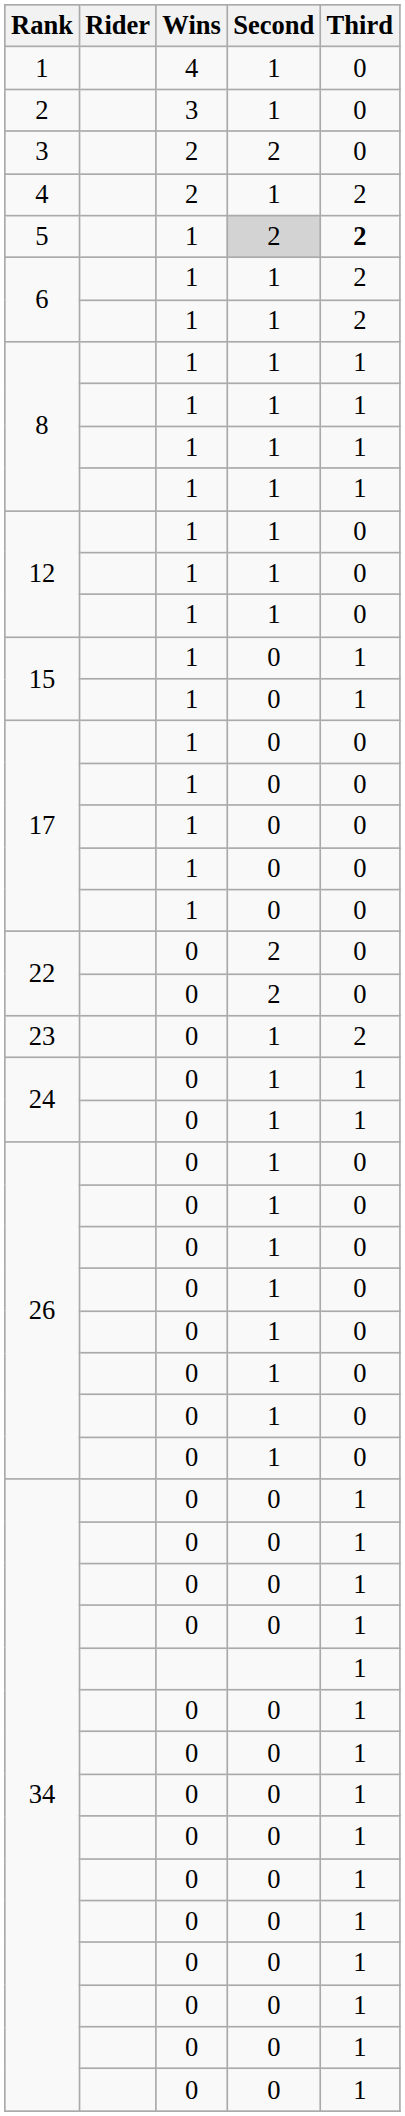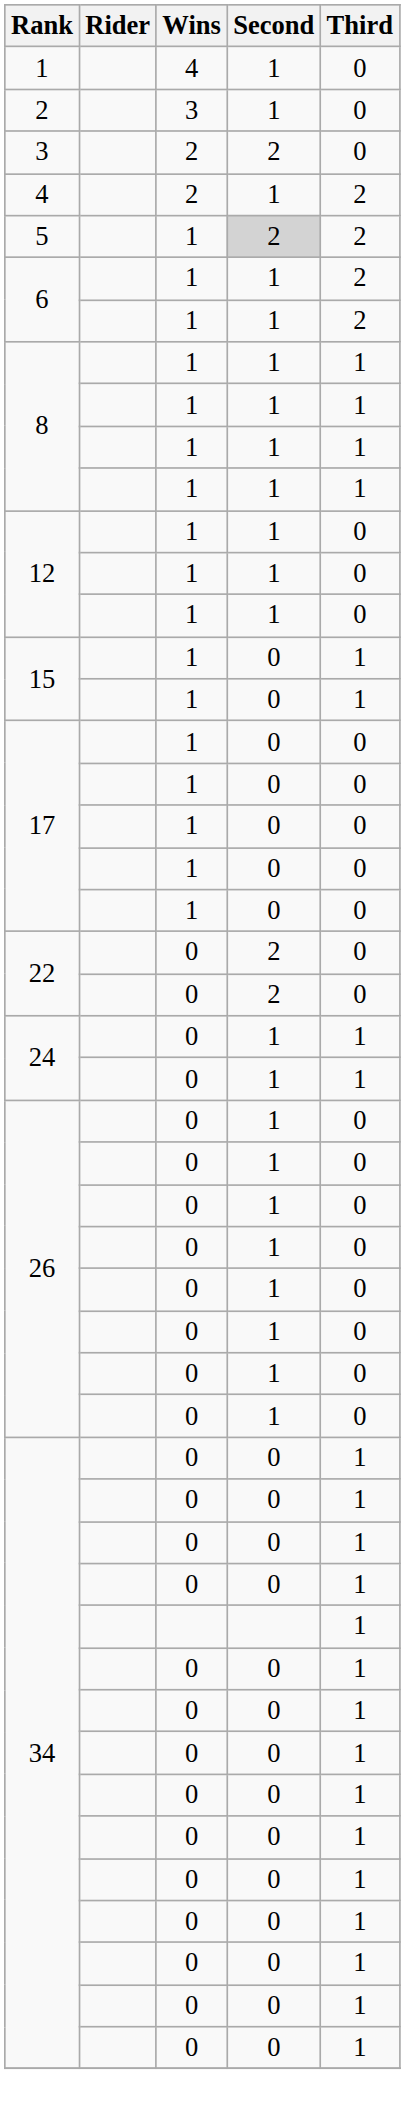(360, 236) bold -> (360, 236) normal
- row: (42, 1036)
